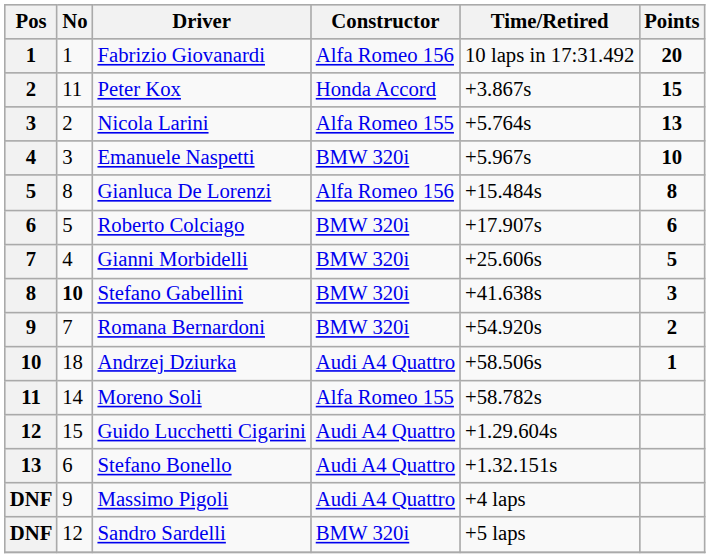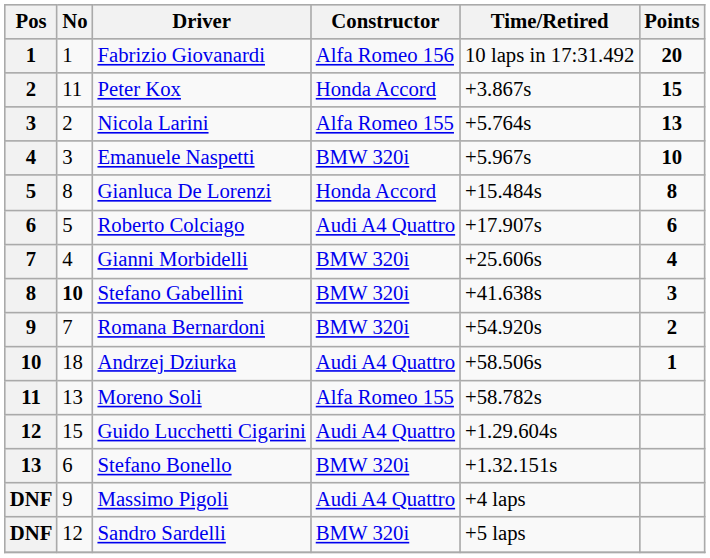(385, 192) Alfa Romeo 156 -> (376, 192) Honda Accord
(363, 226) BMW 320i -> (385, 226) Audi A4 Quattro
(672, 260) 5 -> (672, 260) 4
(73, 397) 14 -> (73, 397) 13
(385, 465) Audi A4 Quattro -> (363, 465) BMW 320i
